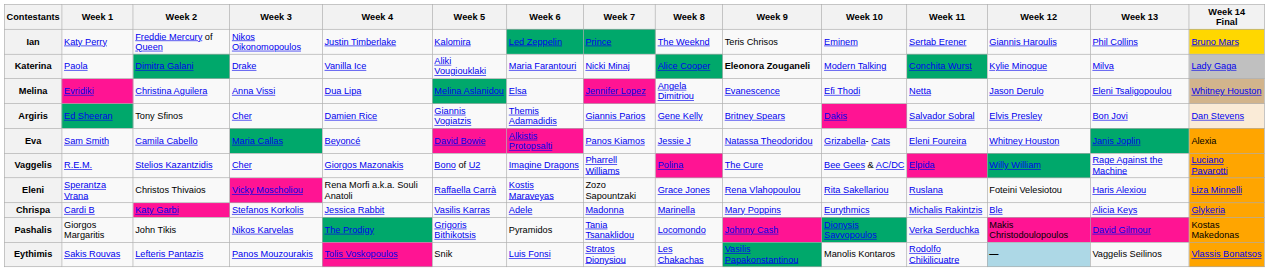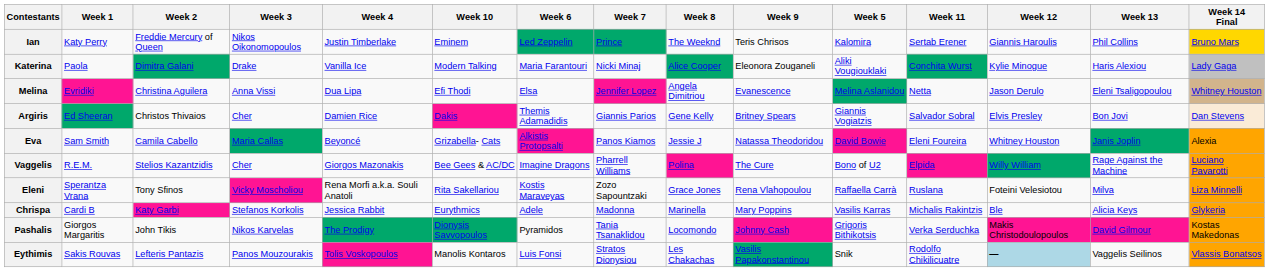columns swapped: (469, 17) <-> (864, 17)
(767, 67) bold -> (775, 67) normal
(1103, 67) Milva -> (1119, 67) Haris Alexiou
(159, 116) Tony Sfinos -> (170, 116) Christos Thivaios
(170, 191) Christos Thivaios -> (159, 191) Tony Sfinos
(1119, 191) Haris Alexiou -> (1103, 191) Milva
